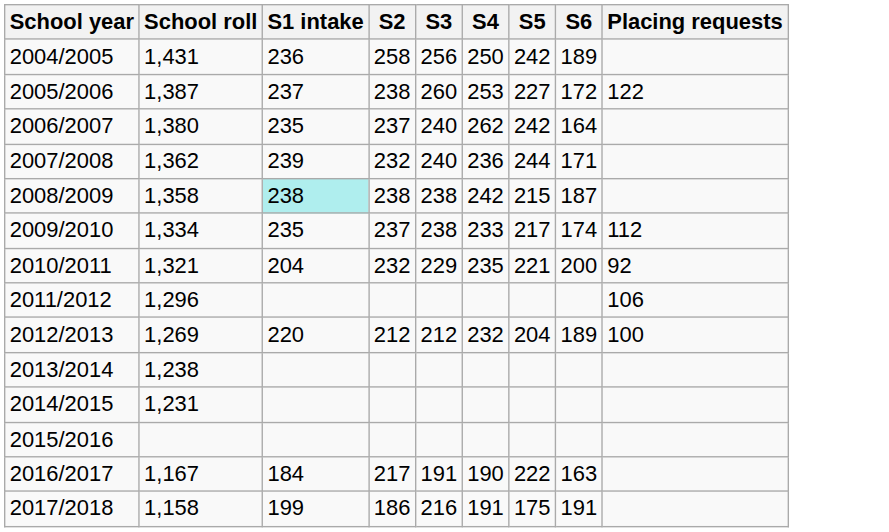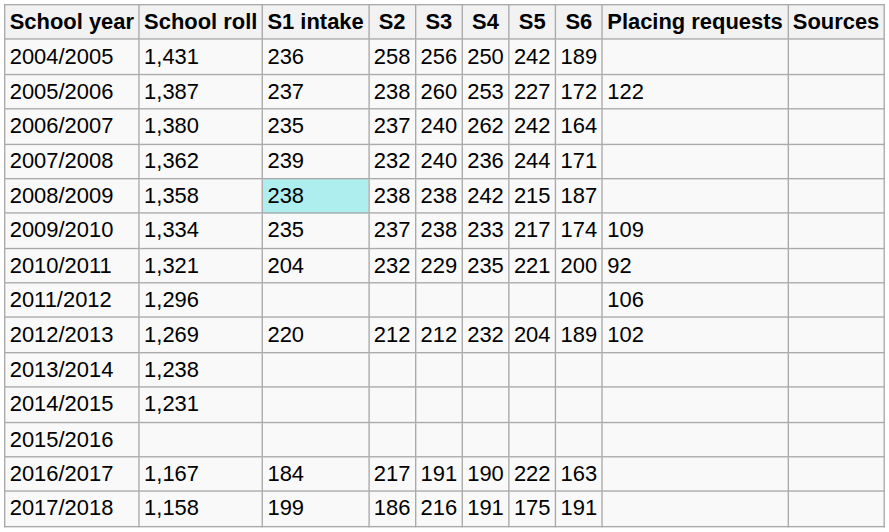+ column: (836, 21)
(625, 230) 112 -> (626, 230) 109
(626, 334) 100 -> (626, 334) 102
